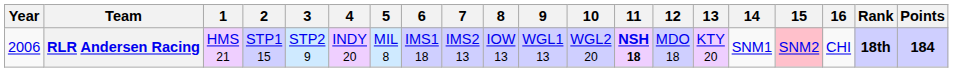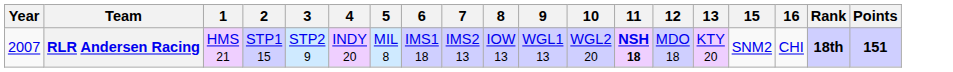- column: (752, 16)
(24, 47) 2006 -> (24, 47) 2007
(799, 47) pink background -> (752, 47) no background
(923, 47) 184 -> (875, 47) 151
